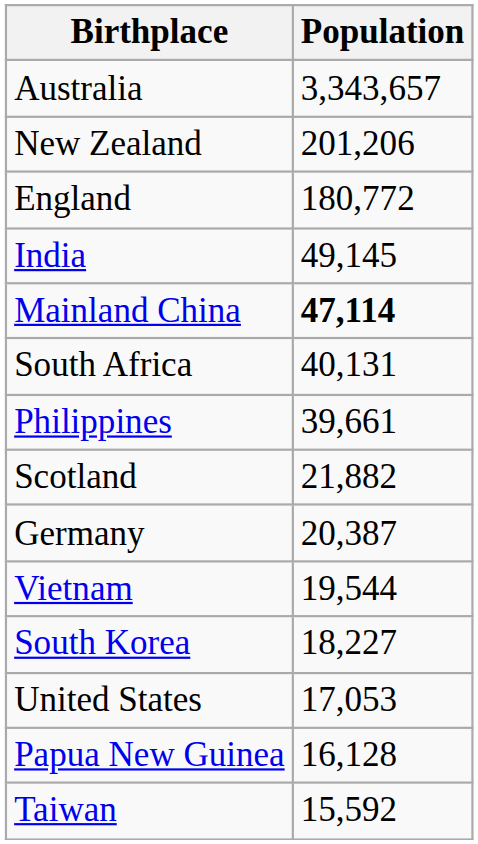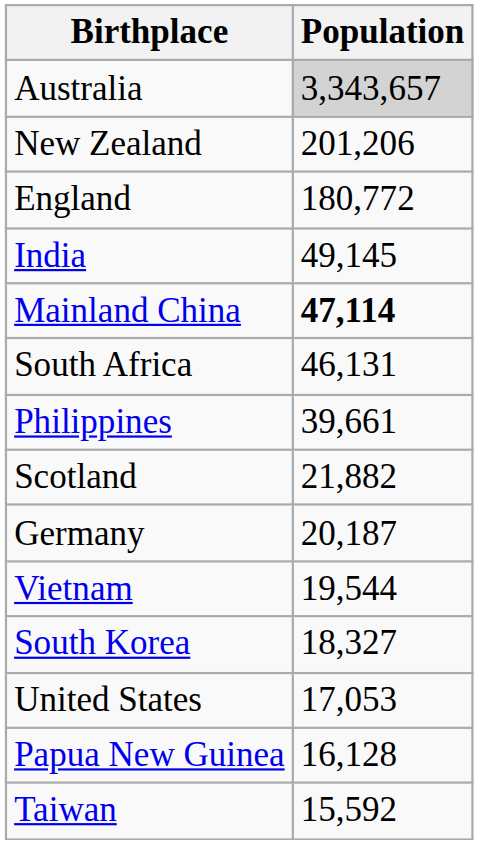(371, 87) no background -> (371, 87) lightgrey background
(349, 365) 40,131 -> (349, 365) 46,131
(349, 532) 20,387 -> (349, 532) 20,187
(349, 643) 18,227 -> (349, 643) 18,327
